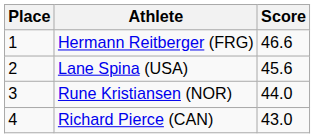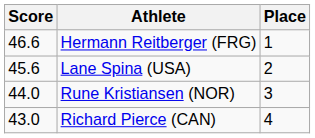columns swapped: (29, 17) <-> (284, 17)
